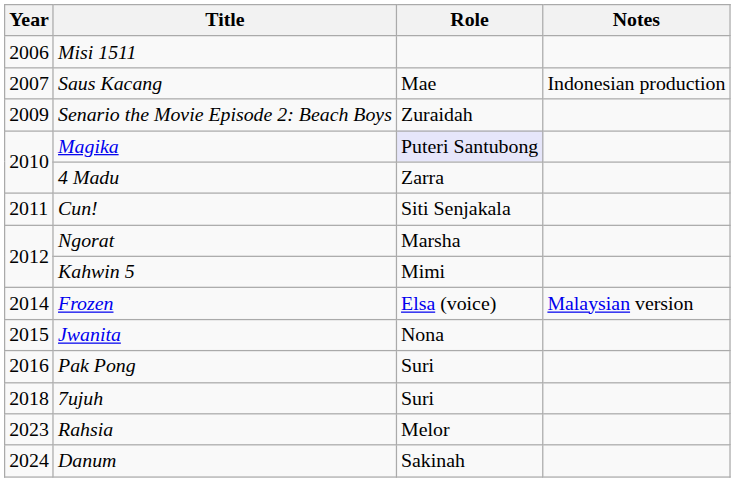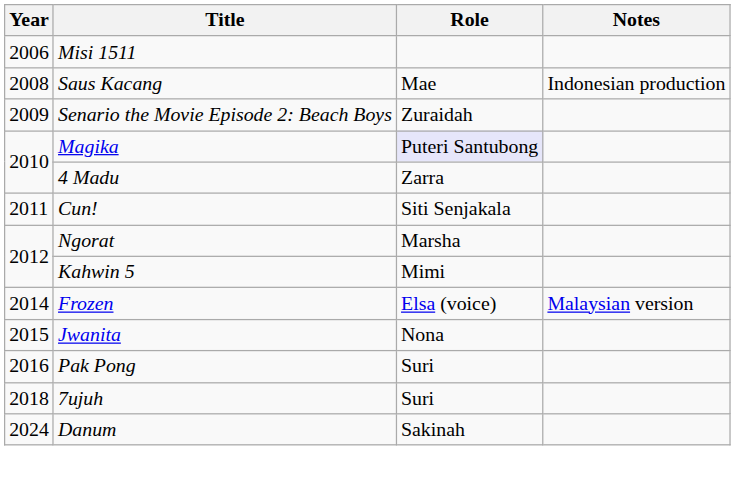(29, 83) 2007 -> (29, 83) 2008
- row: (86, 429)
